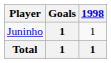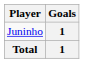- column: (93, 13)
